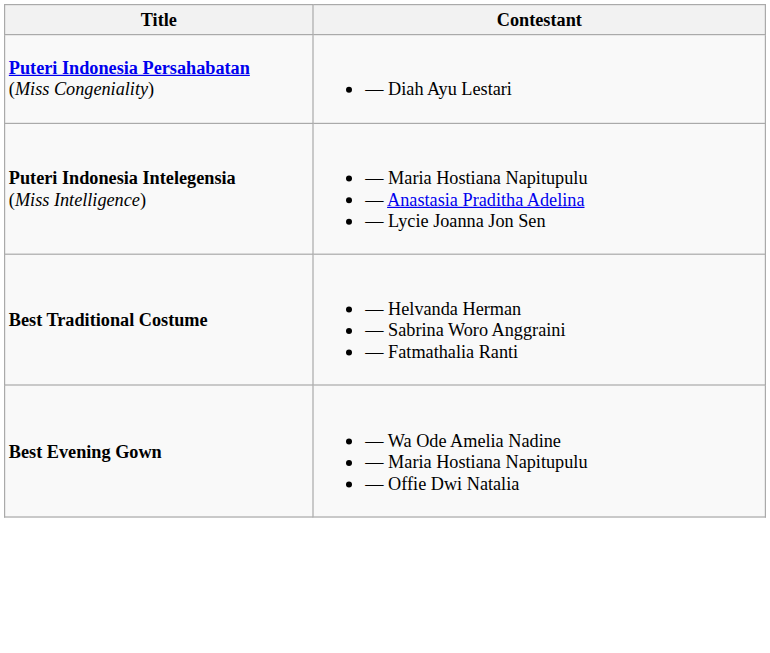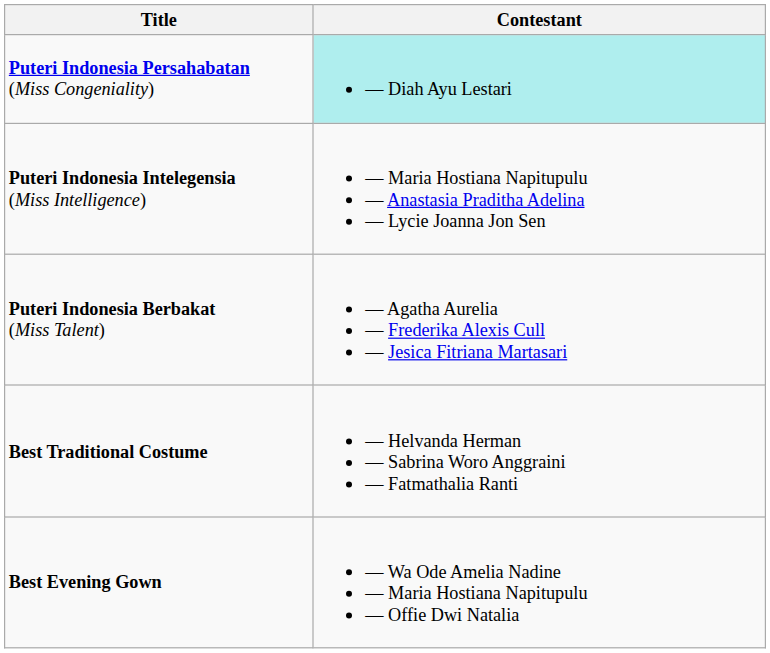(539, 90) no background -> (539, 90) paleturquoise background
+ row: (112, 319)
